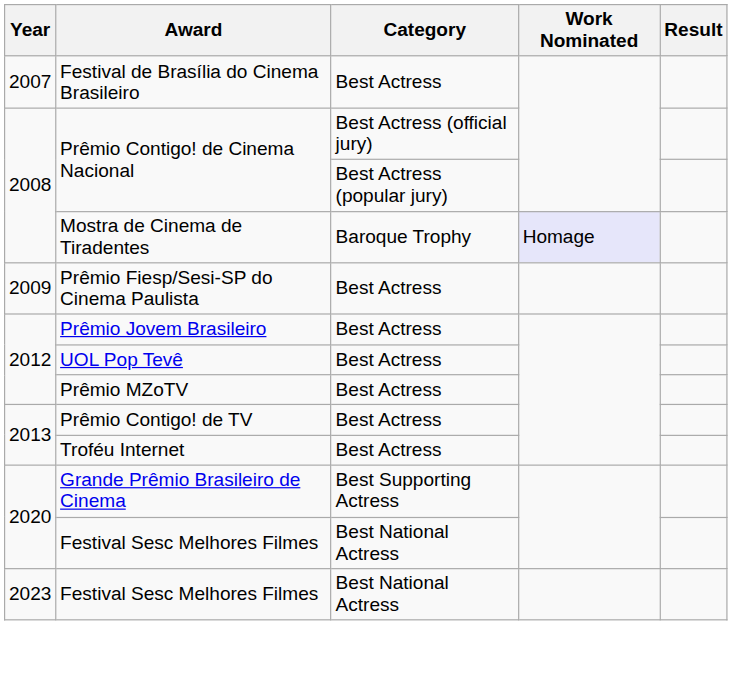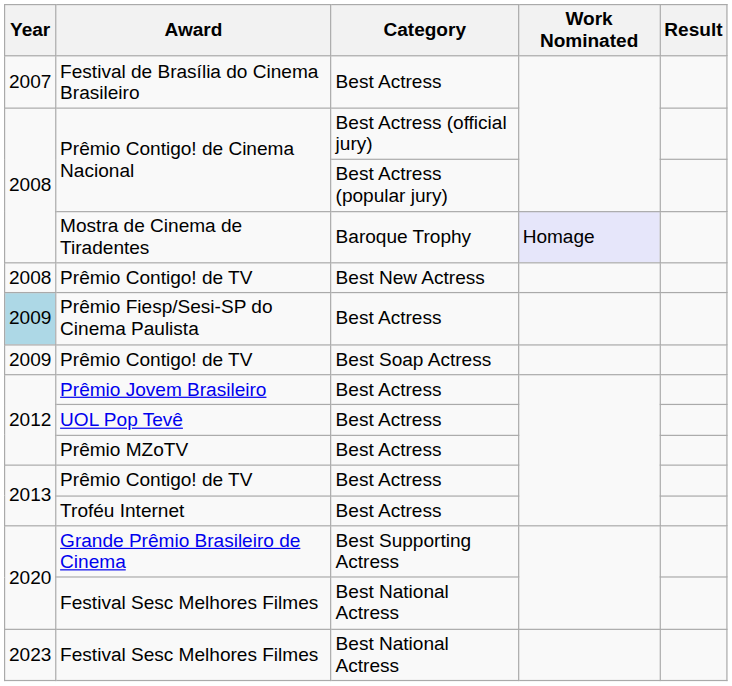+ row: (156, 277)
(30, 288) no background -> (30, 318) lightblue background
+ row: (156, 359)
